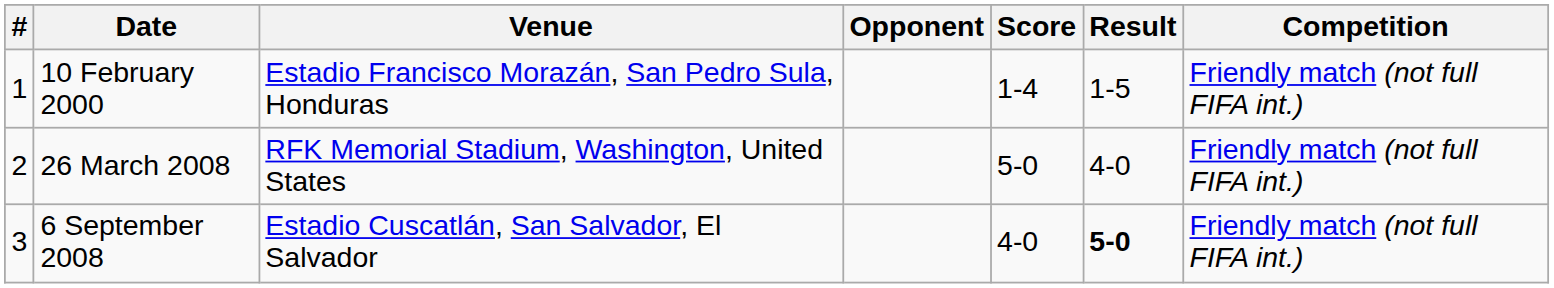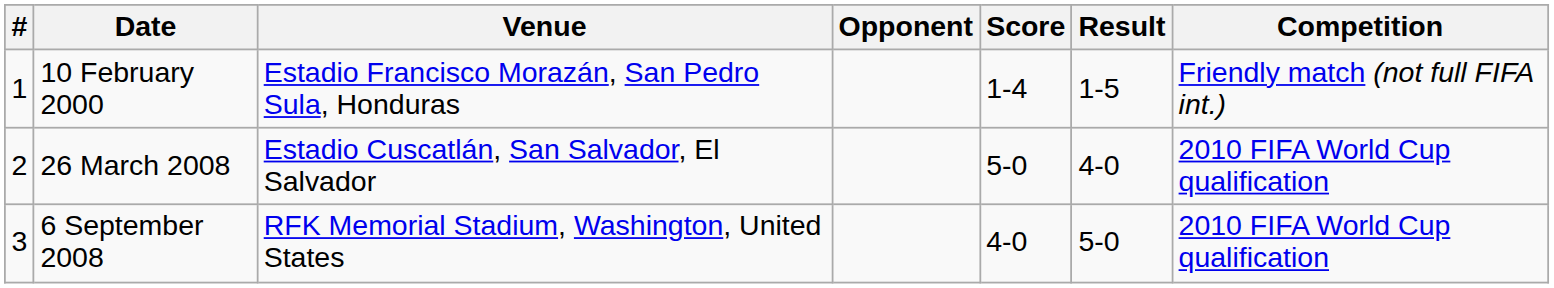(544, 165) RFK Memorial Stadium, Washington, United States -> (492, 165) Estadio Cuscatlán, San Salvador, El Salvador
(1334, 165) Friendly match (not full FIFA int.) -> (1314, 165) 2010 FIFA World Cup qualification
(493, 242) Estadio Cuscatlán, San Salvador, El Salvador -> (543, 242) RFK Memorial Stadium, Washington, United States
(1110, 242) bold -> (1099, 242) normal
(1334, 242) Friendly match (not full FIFA int.) -> (1314, 242) 2010 FIFA World Cup qualification
